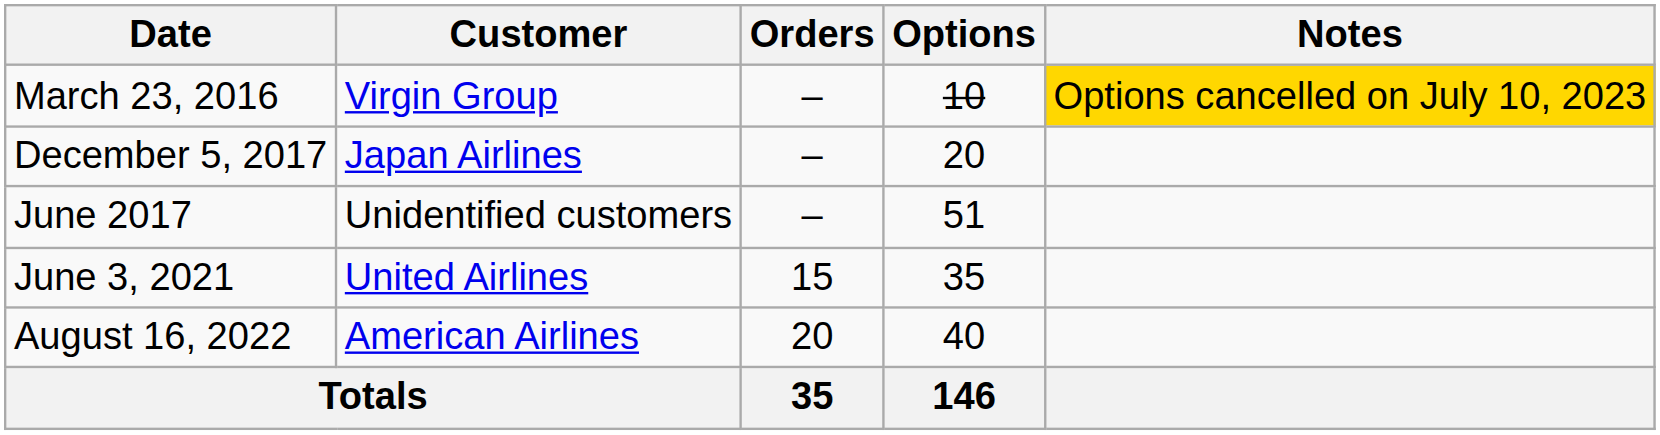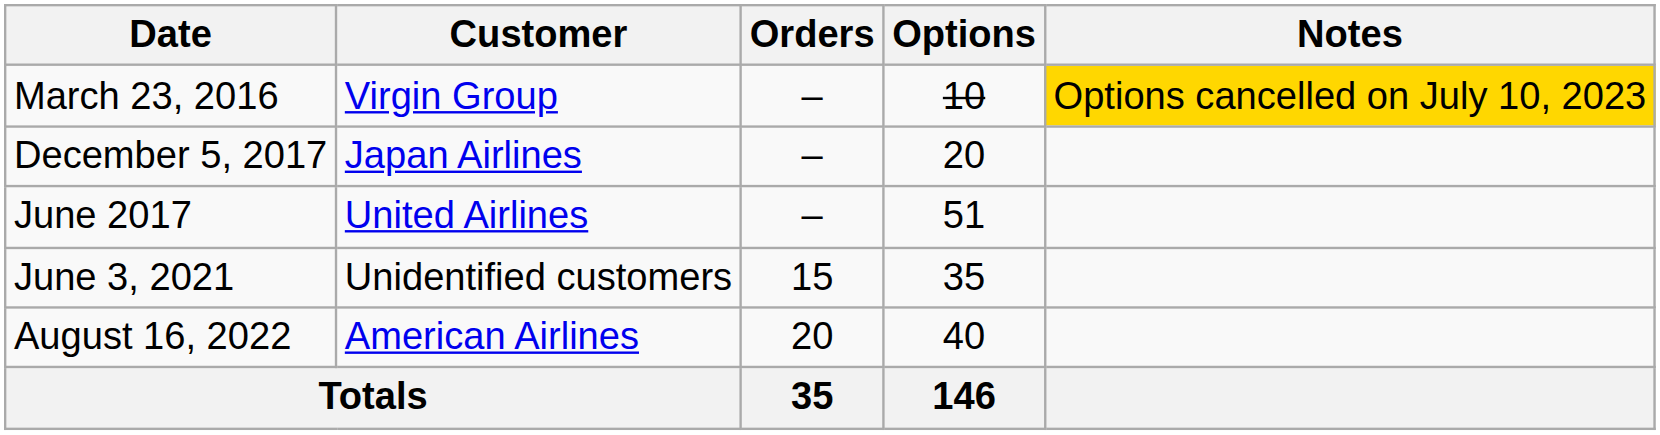(538, 215) Unidentified customers -> (467, 215) United Airlines
(467, 276) United Airlines -> (538, 276) Unidentified customers
